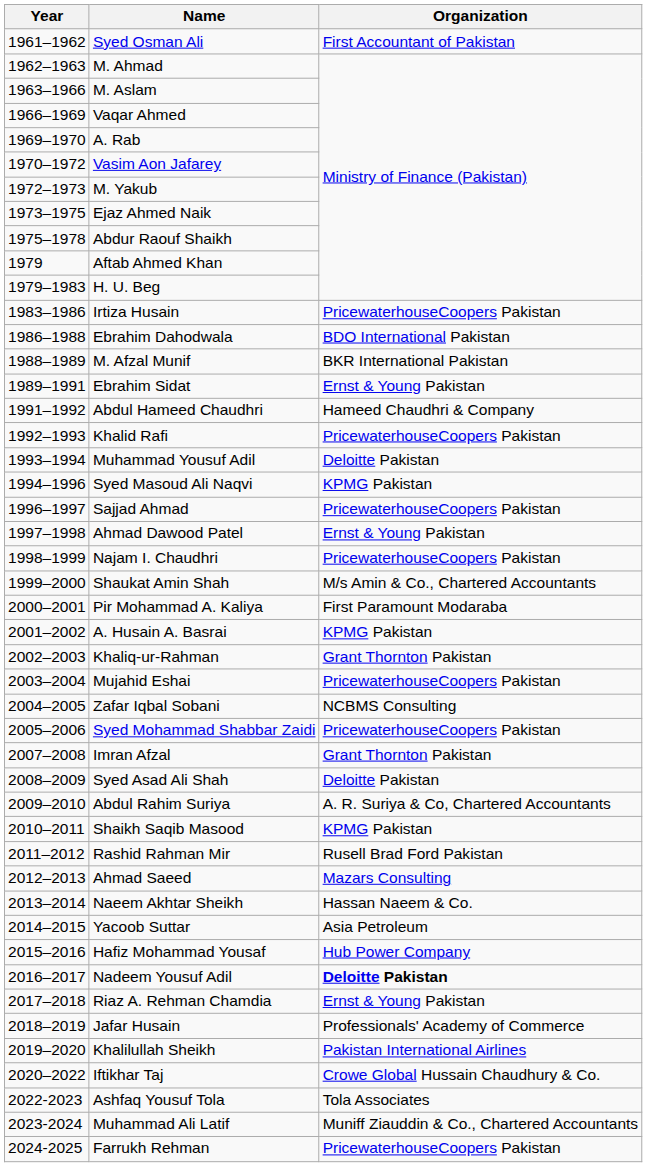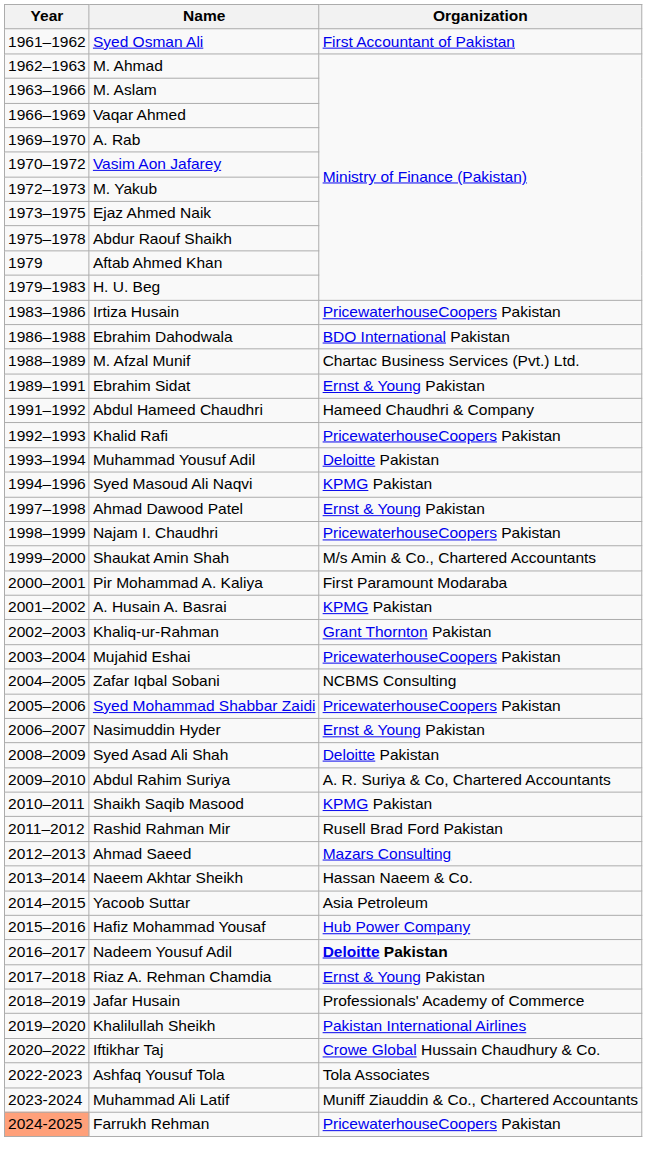(415, 361) BKR International Pakistan -> (451, 361) Chartac Business Services (Pvt.) Ltd.
- row: (141, 509)
+ row: (157, 730)
- row: (132, 755)
(45, 1149) no background -> (45, 1124) lightsalmon background
